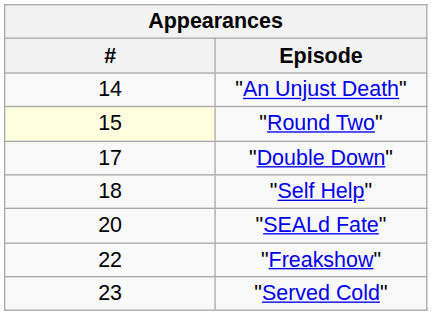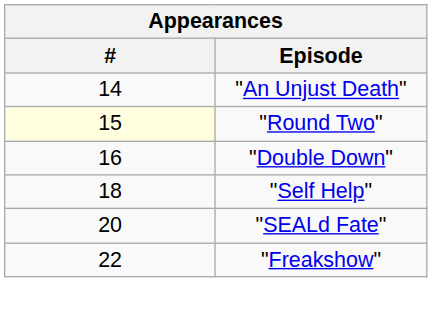(110, 157) 17 -> (110, 157) 16
- row: (321, 293)
